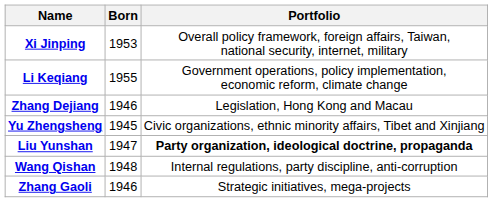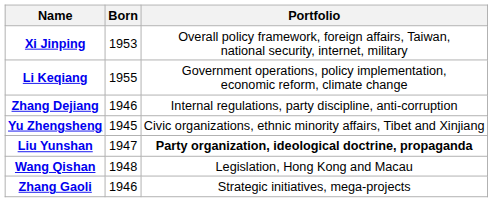(314, 105) Legislation, Hong Kong and Macau -> (314, 105) Internal regulations, party discipline, anti-corruption
(314, 166) Internal regulations, party discipline, anti-corruption -> (314, 166) Legislation, Hong Kong and Macau
